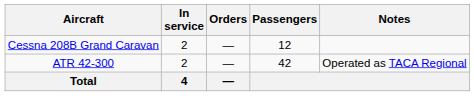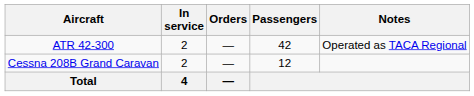rows swapped: (83, 63) <-> (83, 44)
